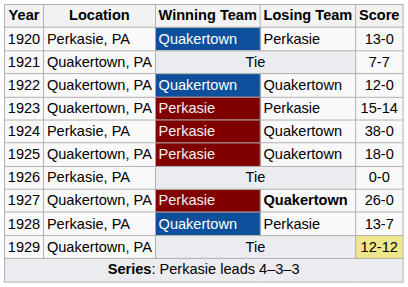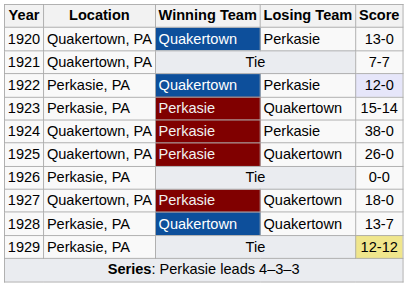(88, 39) Perkasie, PA -> (99, 39) Quakertown, PA
(99, 85) Quakertown, PA -> (88, 85) Perkasie, PA
(303, 85) Quakertown -> (292, 85) Perkasie
(379, 85) no background -> (379, 85) lavender background
(99, 108) Quakertown, PA -> (88, 108) Perkasie, PA
(292, 108) Perkasie -> (303, 108) Quakertown
(88, 131) Perkasie, PA -> (99, 131) Quakertown, PA
(303, 131) Quakertown -> (292, 131) Perkasie
(379, 154) 18-0 -> (379, 154) 26-0
(306, 200) bold -> (303, 200) normal
(379, 200) 26-0 -> (379, 200) 18-0
(292, 223) Perkasie -> (303, 223) Quakertown
(99, 246) Quakertown, PA -> (88, 246) Perkasie, PA
